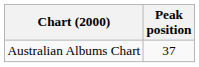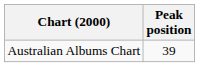(169, 51) 37 -> (169, 51) 39
